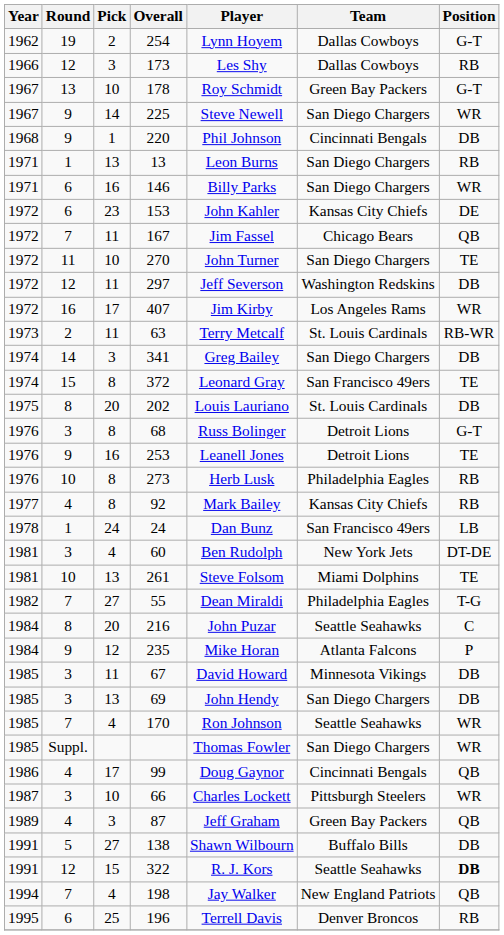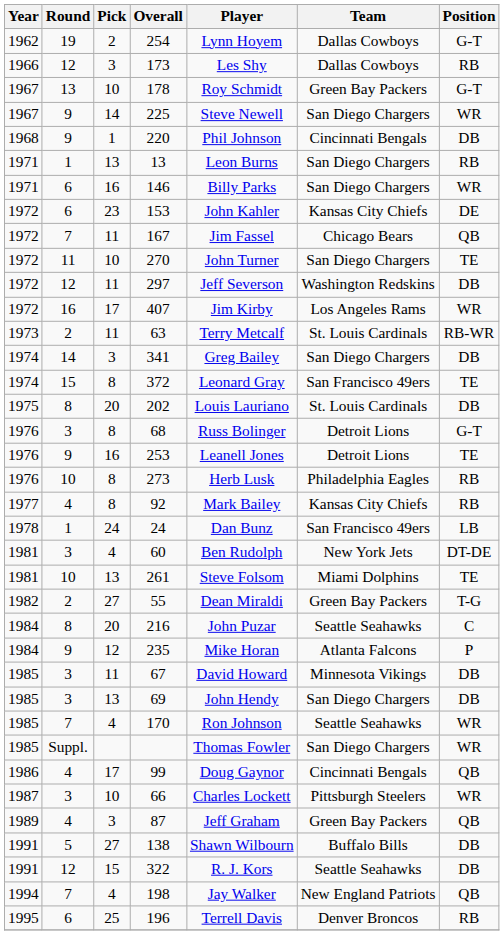(68, 601) 7 -> (68, 601) 2
(368, 601) Philadelphia Eagles -> (368, 601) Green Bay Packers
(469, 869) bold -> (469, 869) normal
